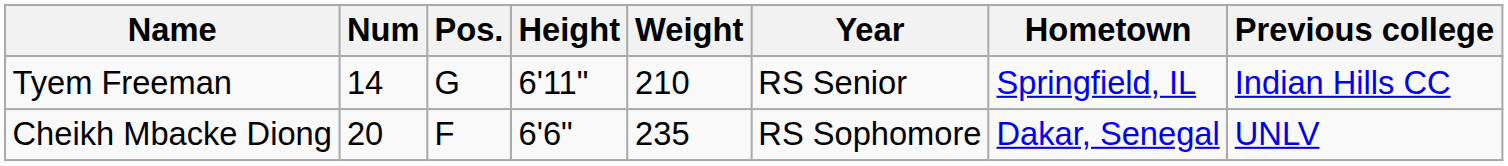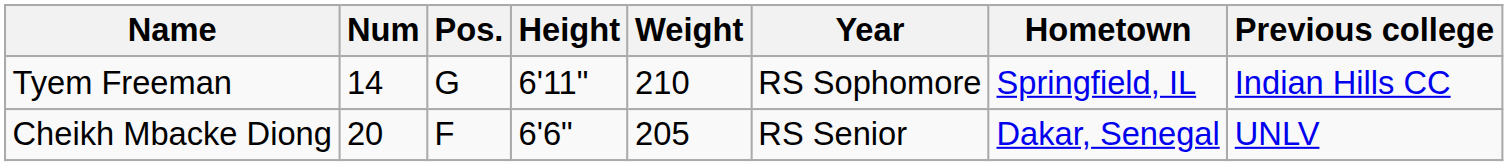(833, 82) RS Senior -> (870, 82) RS Sophomore
(662, 133) 235 -> (662, 133) 205
(870, 133) RS Sophomore -> (833, 133) RS Senior
